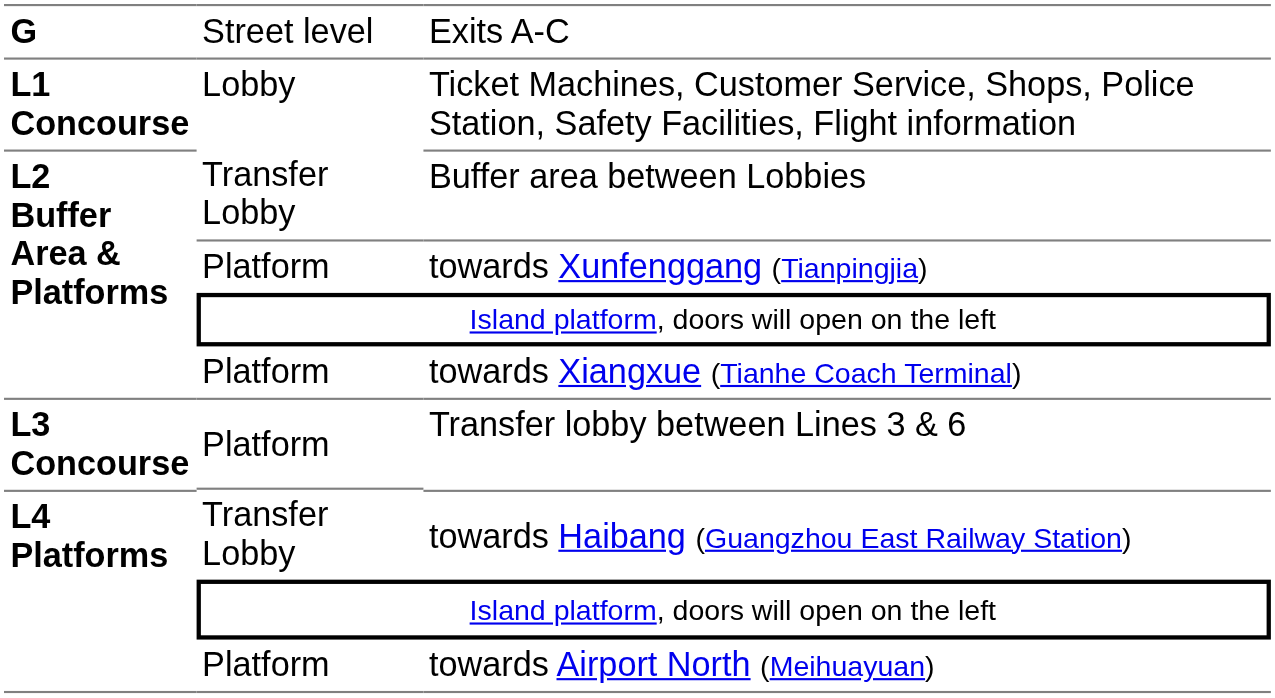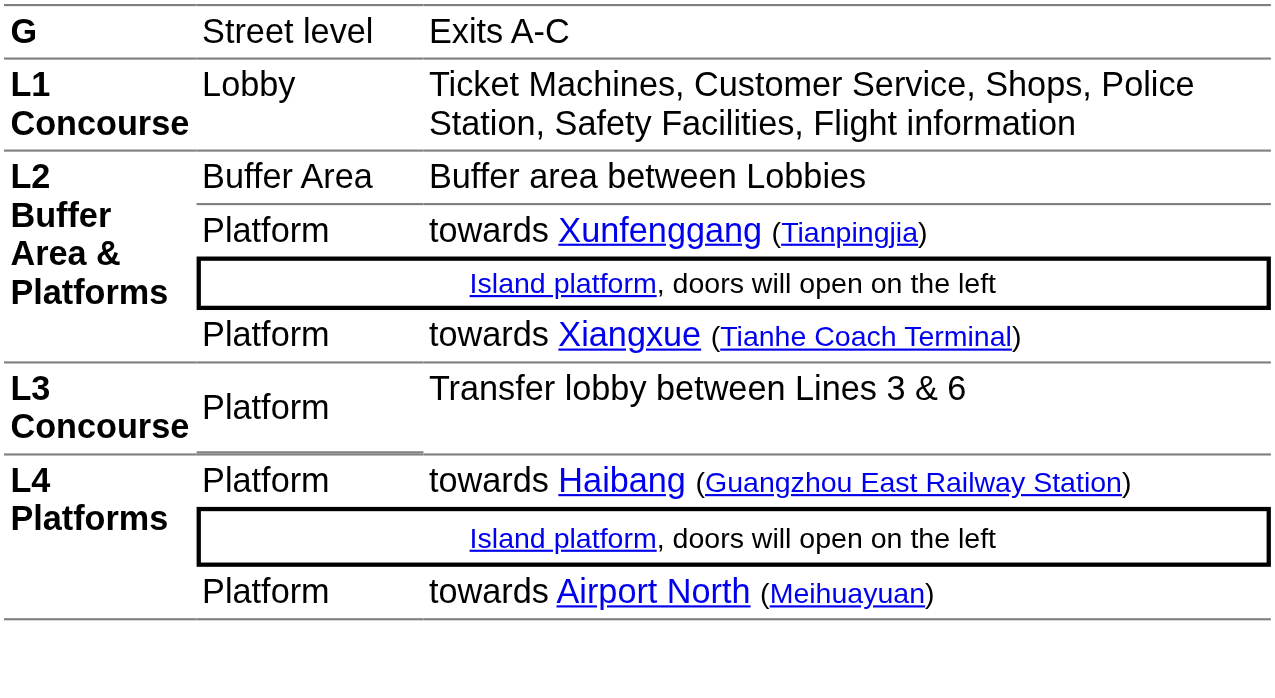(265, 193) Transfer Lobby -> (287, 176) Buffer Area
(265, 534) Transfer Lobby -> (266, 480) Platform
